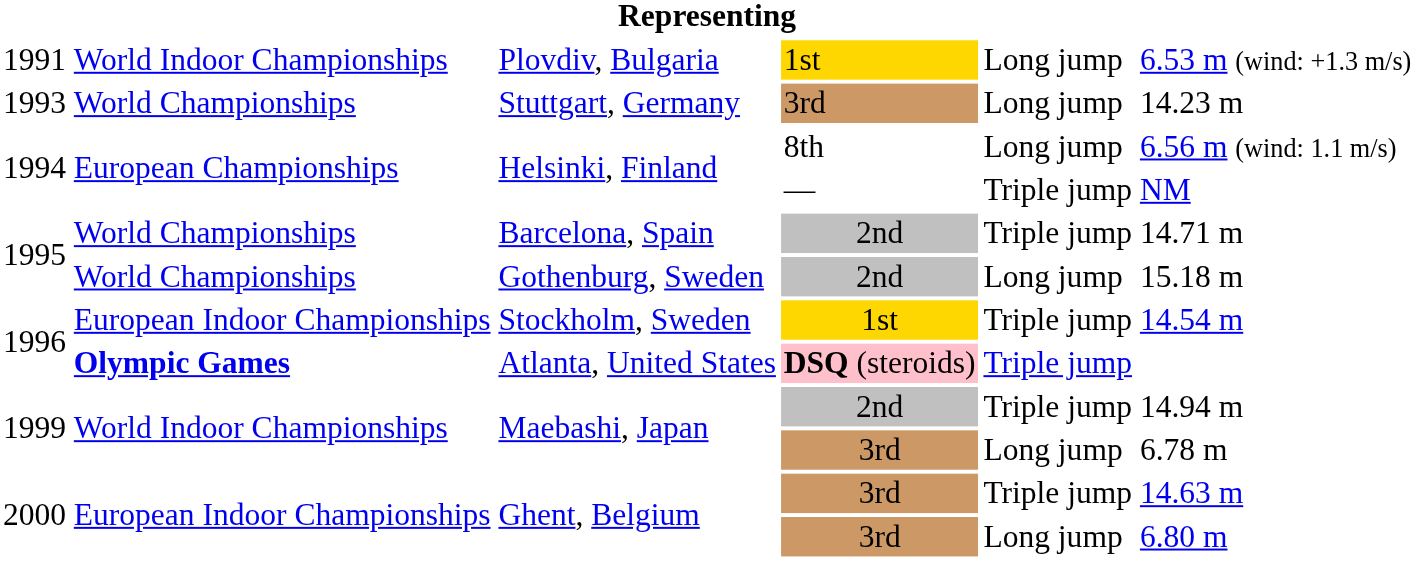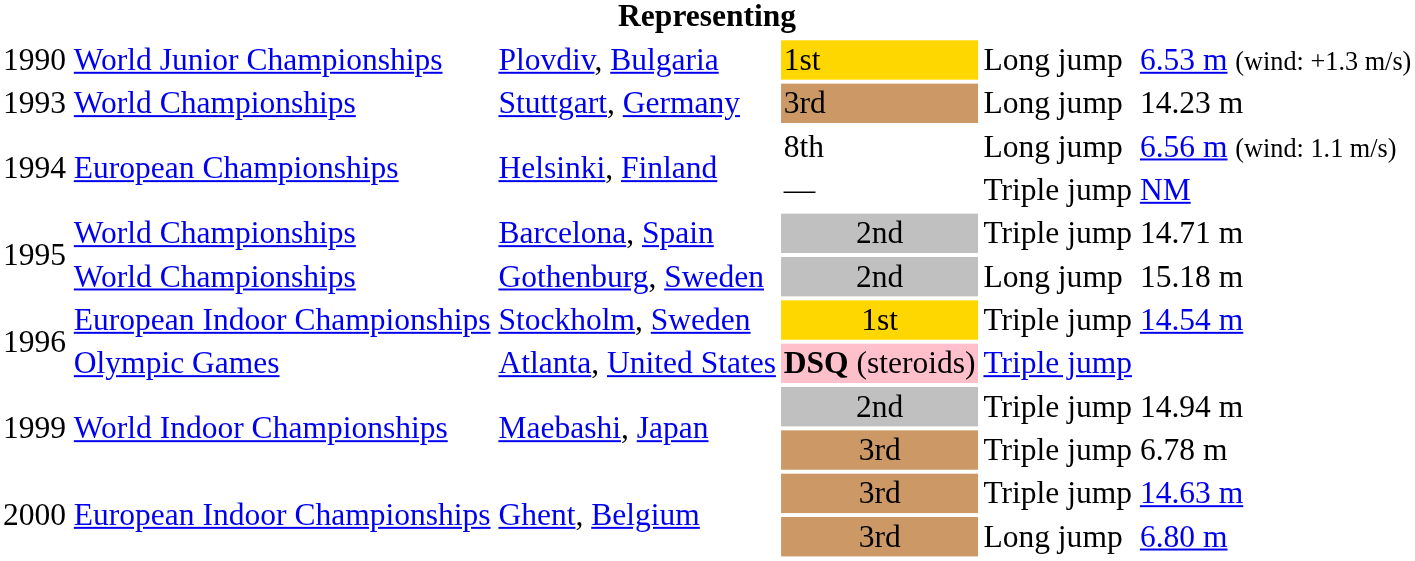(34, 59) 1991 -> (34, 59) 1990
(261, 59) World Indoor Championships -> (258, 59) World Junior Championships
(182, 362) bold -> (177, 362) normal
(1053, 449) Long jump -> (1058, 449) Triple jump
